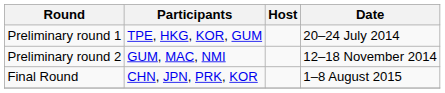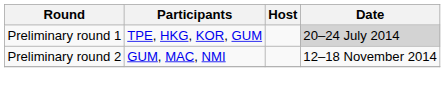(352, 35) no background -> (352, 35) lightgrey background
- row: (43, 77)
